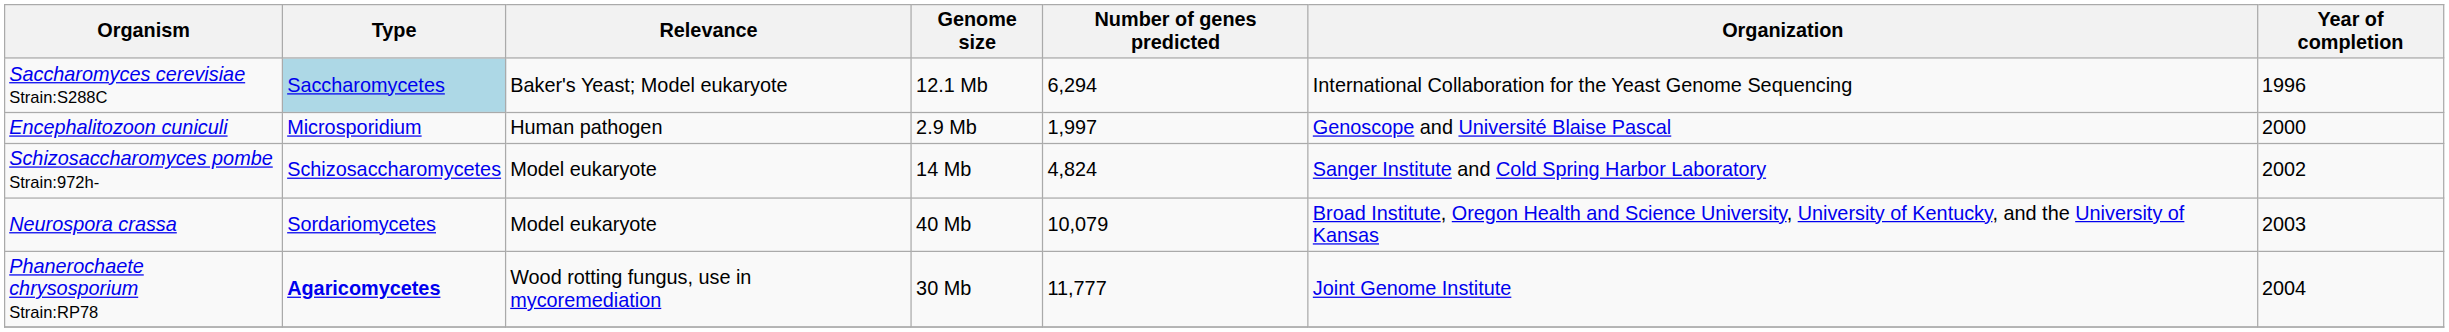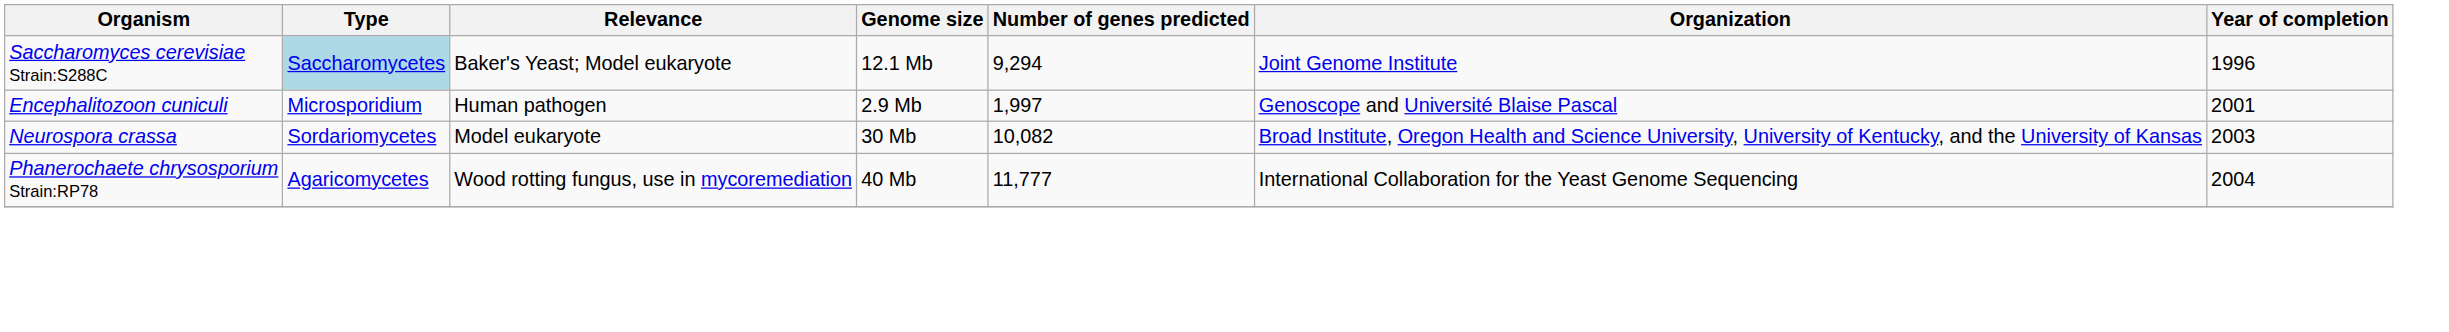(1072, 85) 6,294 -> (1018, 62) 9,294
(1583, 85) International Collaboration for the Yeast Genome Sequencing -> (1358, 62) Joint Genome Institute
(2284, 127) 2000 -> (2233, 105) 2001
- row: (141, 170)
(944, 224) 40 Mb -> (889, 136) 30 Mb
(1078, 224) 10,079 -> (1023, 136) 10,082
(364, 289) bold -> (358, 179) normal
(944, 289) 30 Mb -> (889, 179) 40 Mb
(1412, 289) Joint Genome Institute -> (1528, 179) International Collaboration for the Yeast Genome Sequencing
